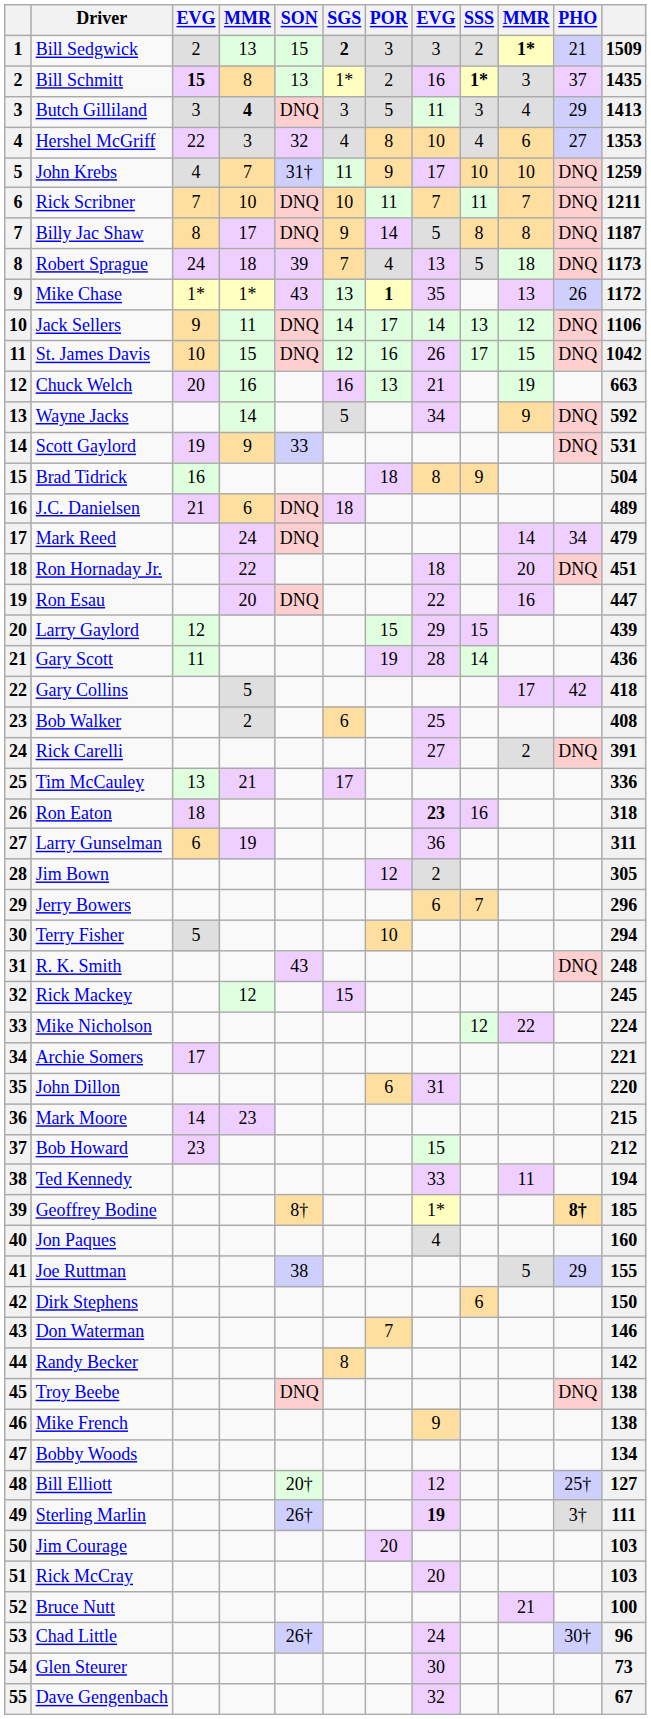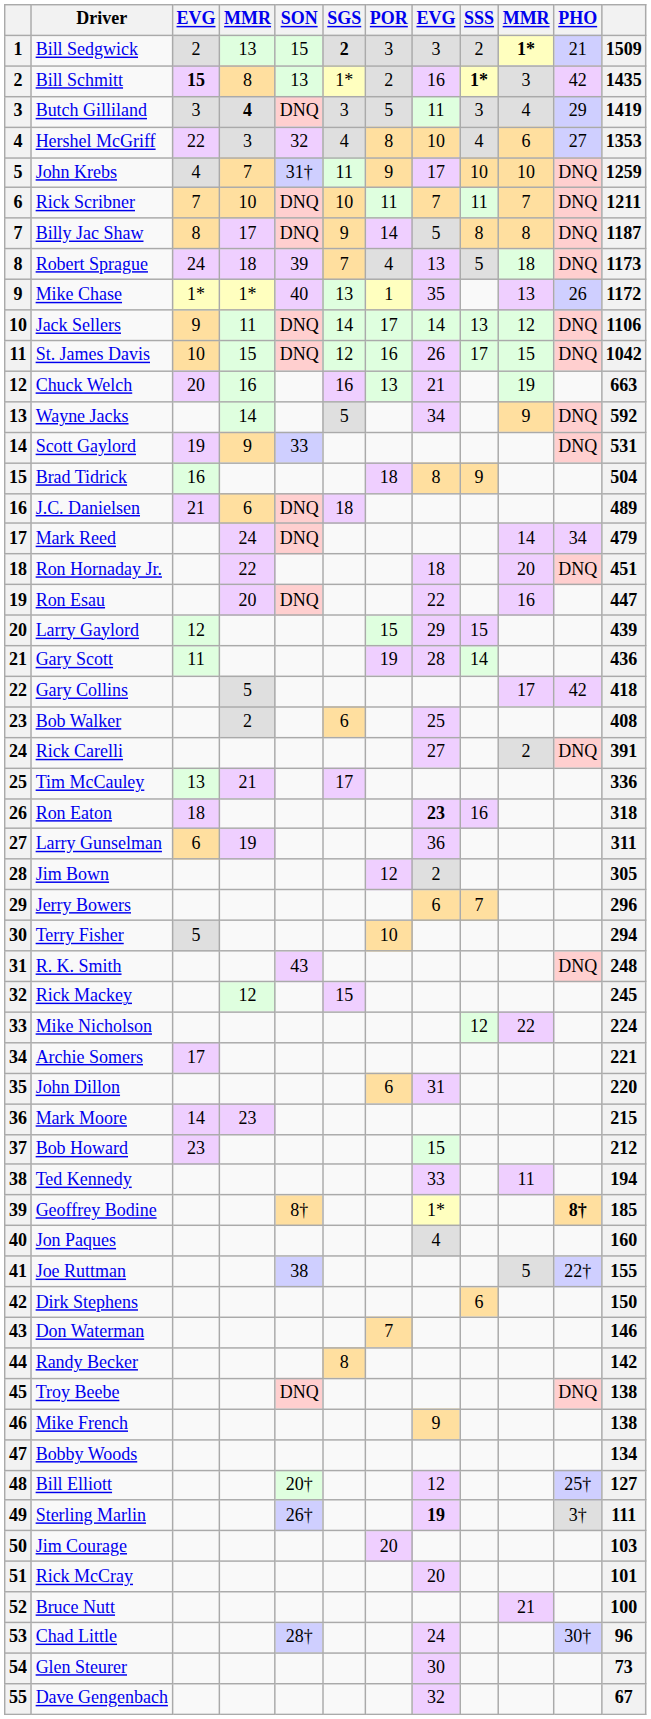(578, 81) 37 -> (578, 81) 42
(624, 111) 1413 -> (624, 111) 1419
(299, 294) 43 -> (299, 294) 40
(389, 294) bold -> (389, 294) normal
(578, 1271) 29 -> (578, 1271) 22†
(624, 1576) 103 -> (624, 1576) 101
(299, 1637) 26† -> (299, 1637) 28†
